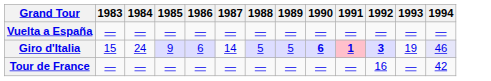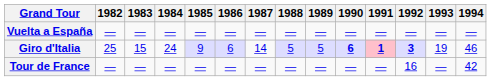+ column: (110, 13)
(441, 48) lavender background -> (471, 48) no background
